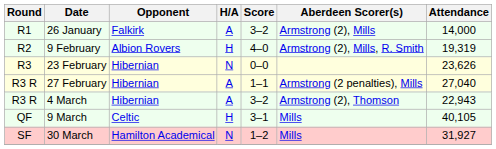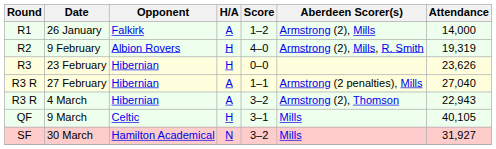(259, 30) 3–2 -> (259, 30) 1–2
(229, 65) N -> (229, 65) H
(259, 135) 1–2 -> (259, 135) 3–2
